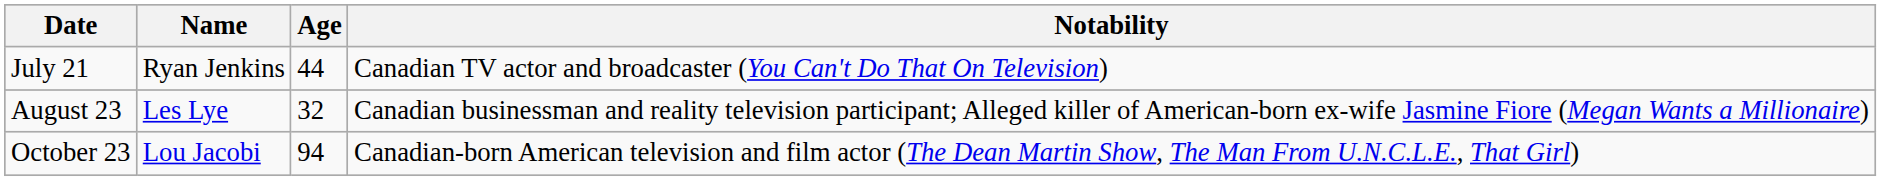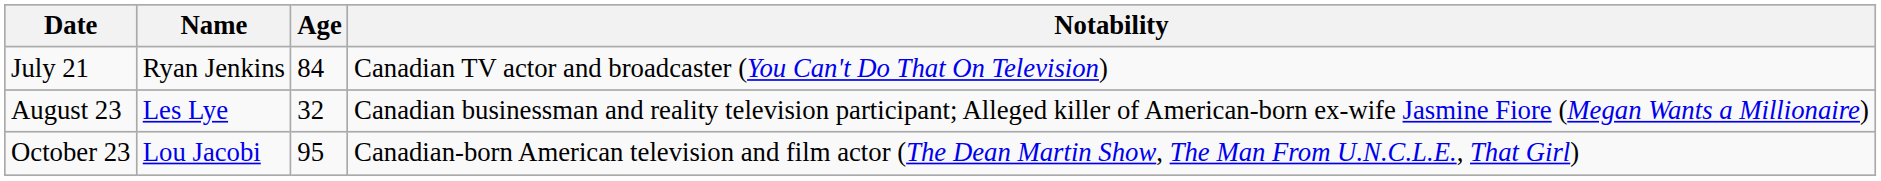(311, 68) 44 -> (311, 68) 84
(311, 152) 94 -> (311, 152) 95
